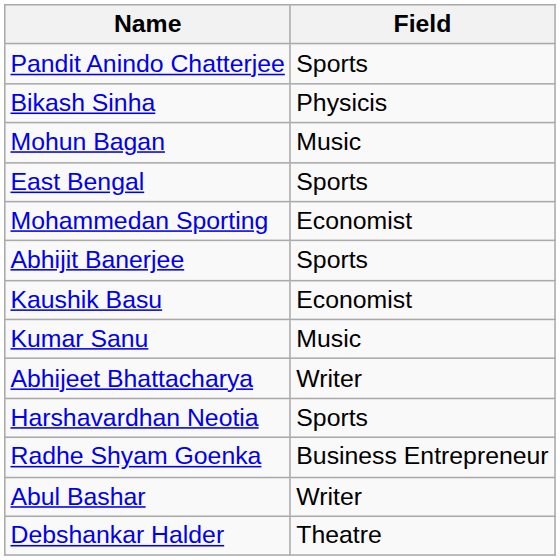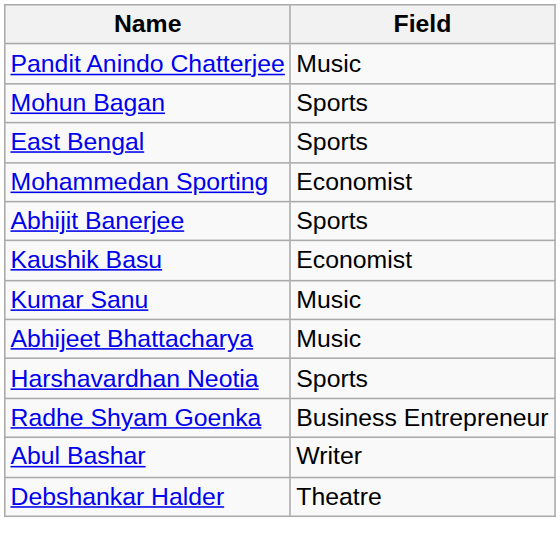(332, 63) Sports -> (329, 63) Music
- row: (83, 102)
(329, 142) Music -> (332, 102) Sports
(329, 378) Writer -> (329, 338) Music
